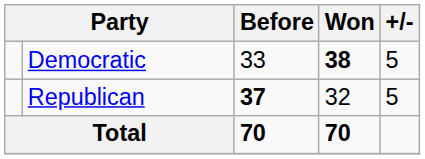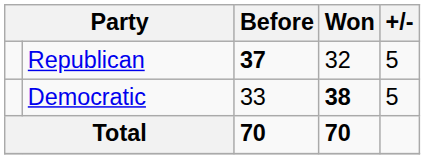rows swapped: (87, 60) <-> (86, 97)
